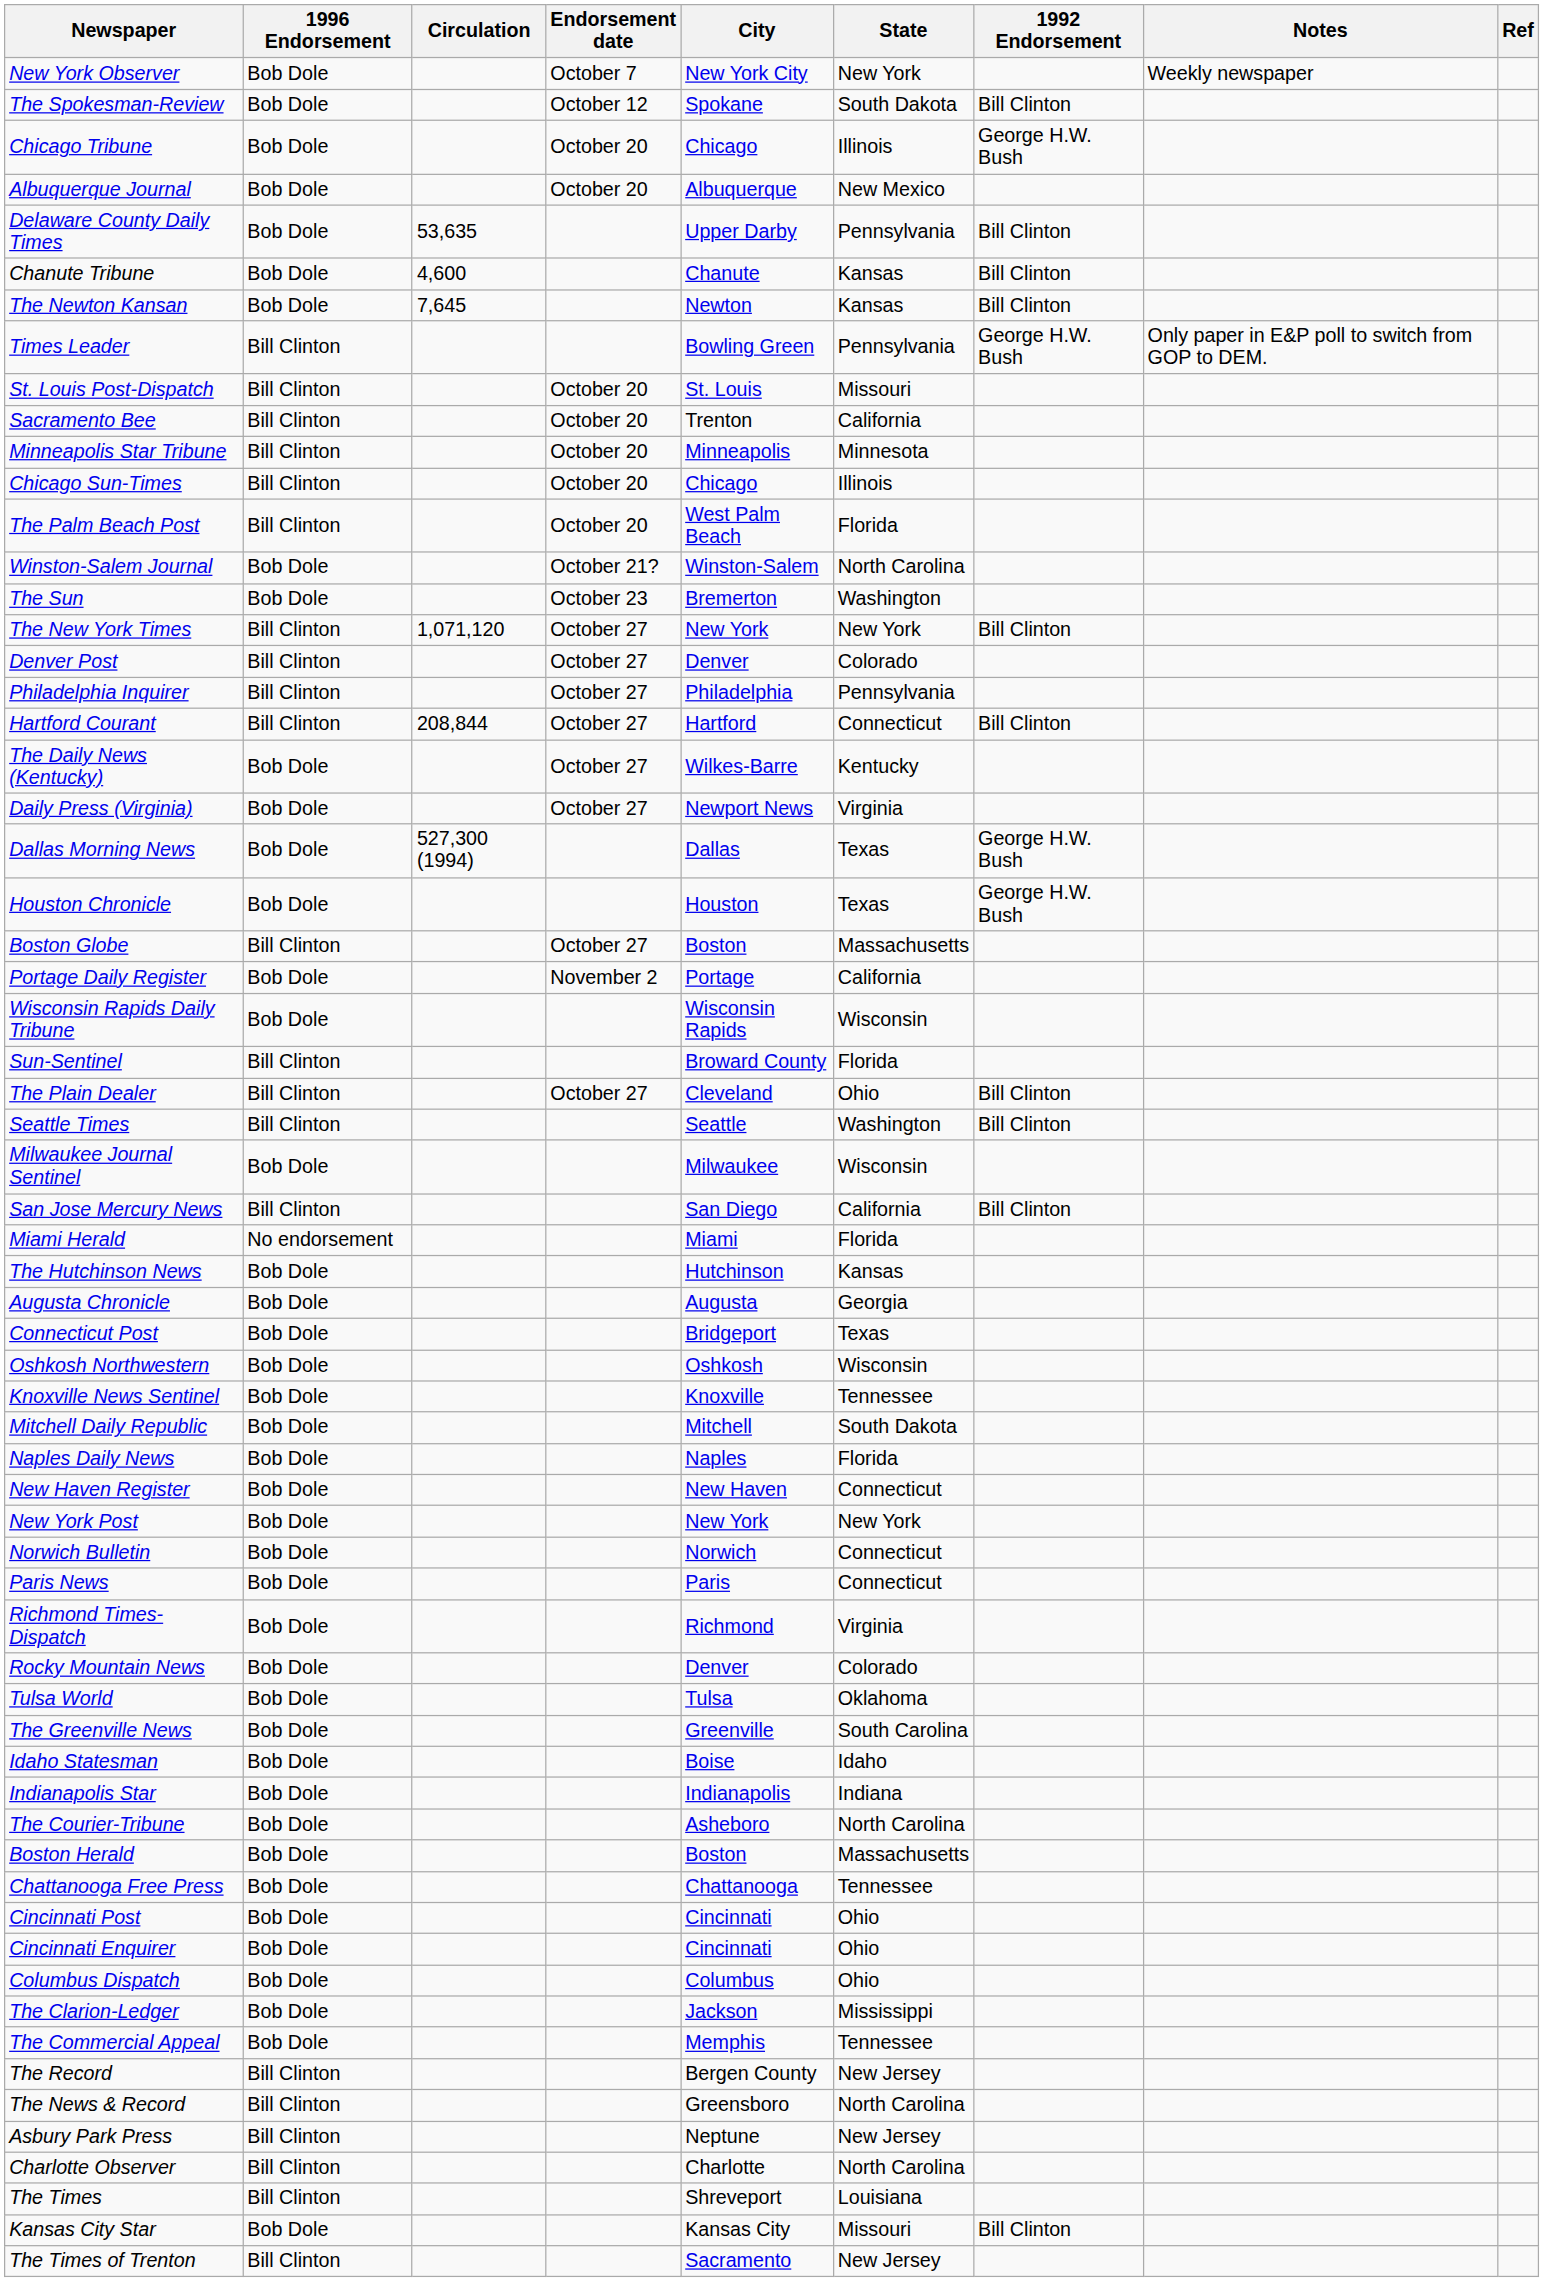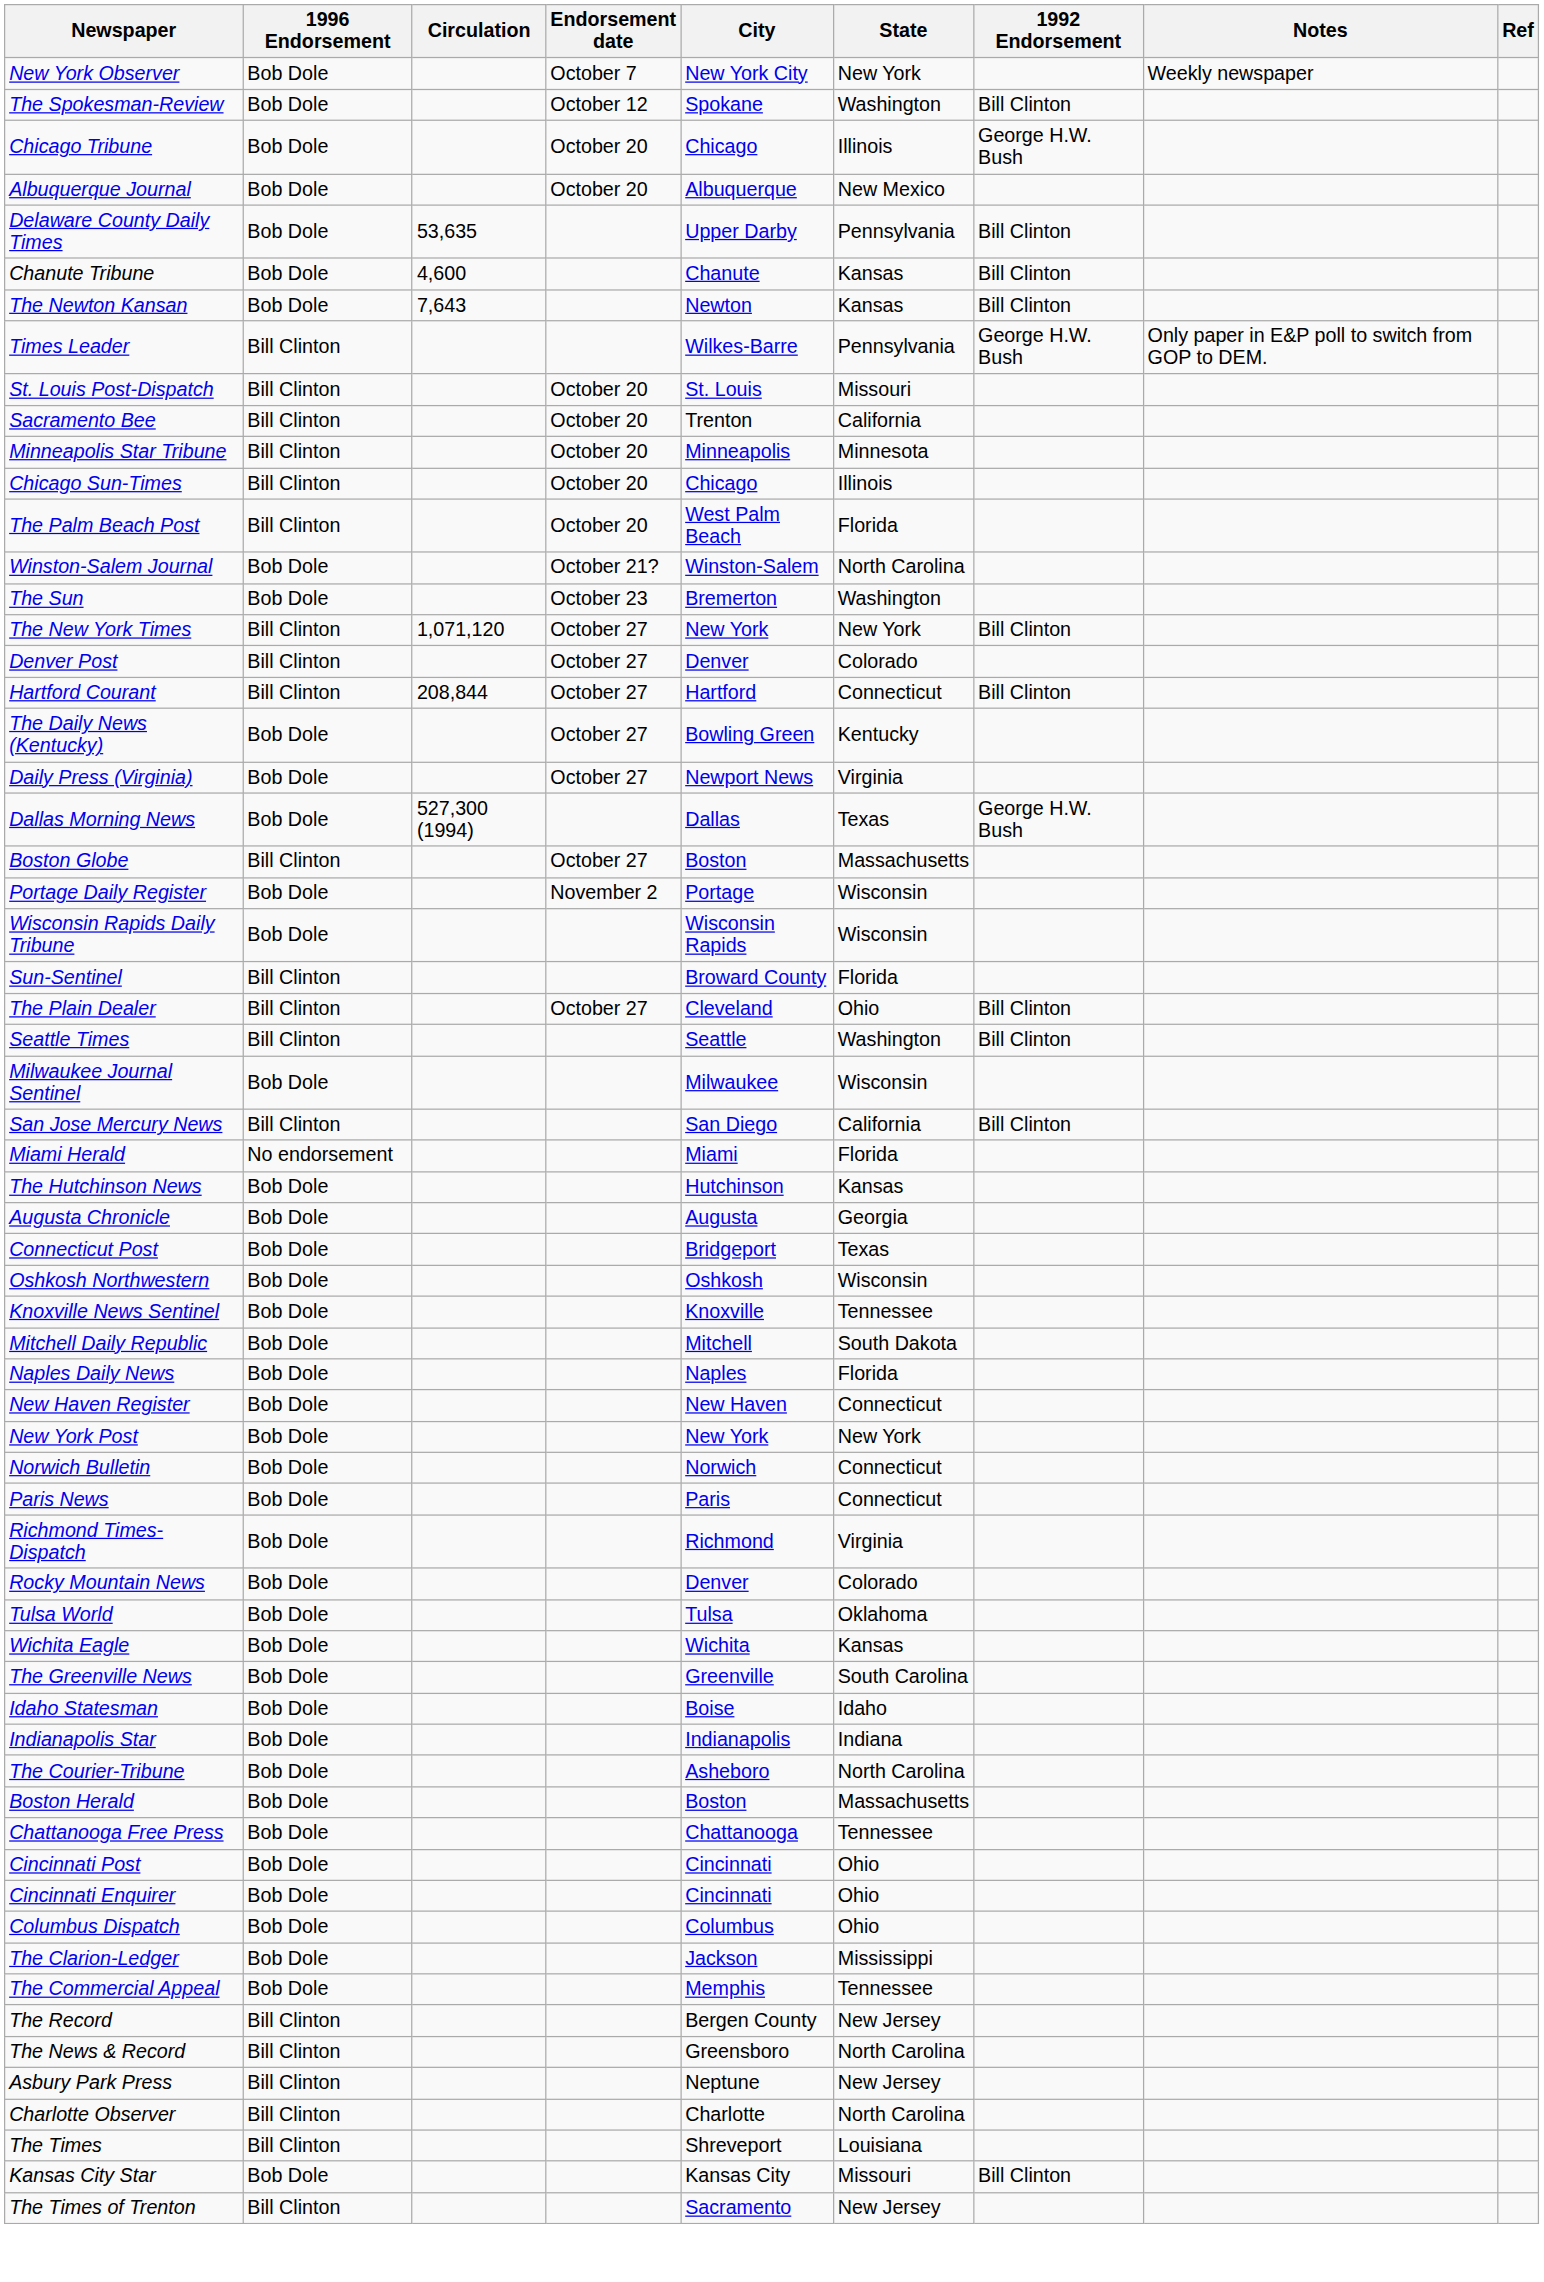(897, 104) South Dakota -> (889, 104) Washington
(442, 305) 7,645 -> (442, 305) 7,643
(750, 347) Bowling Green -> (742, 347) Wilkes-Barre
- row: (99, 692)
(742, 766) Wilkes-Barre -> (750, 734) Bowling Green
- row: (90, 904)
(879, 977) California -> (883, 892) Wisconsin
+ row: (69, 1646)
